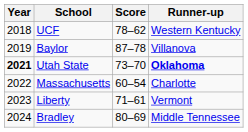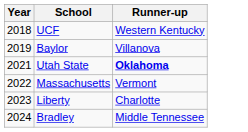- column: (131, 13)
(19, 65) bold -> (19, 65) normal
(173, 83) Charlotte -> (136, 83) Vermont
(172, 100) Vermont -> (138, 100) Charlotte
